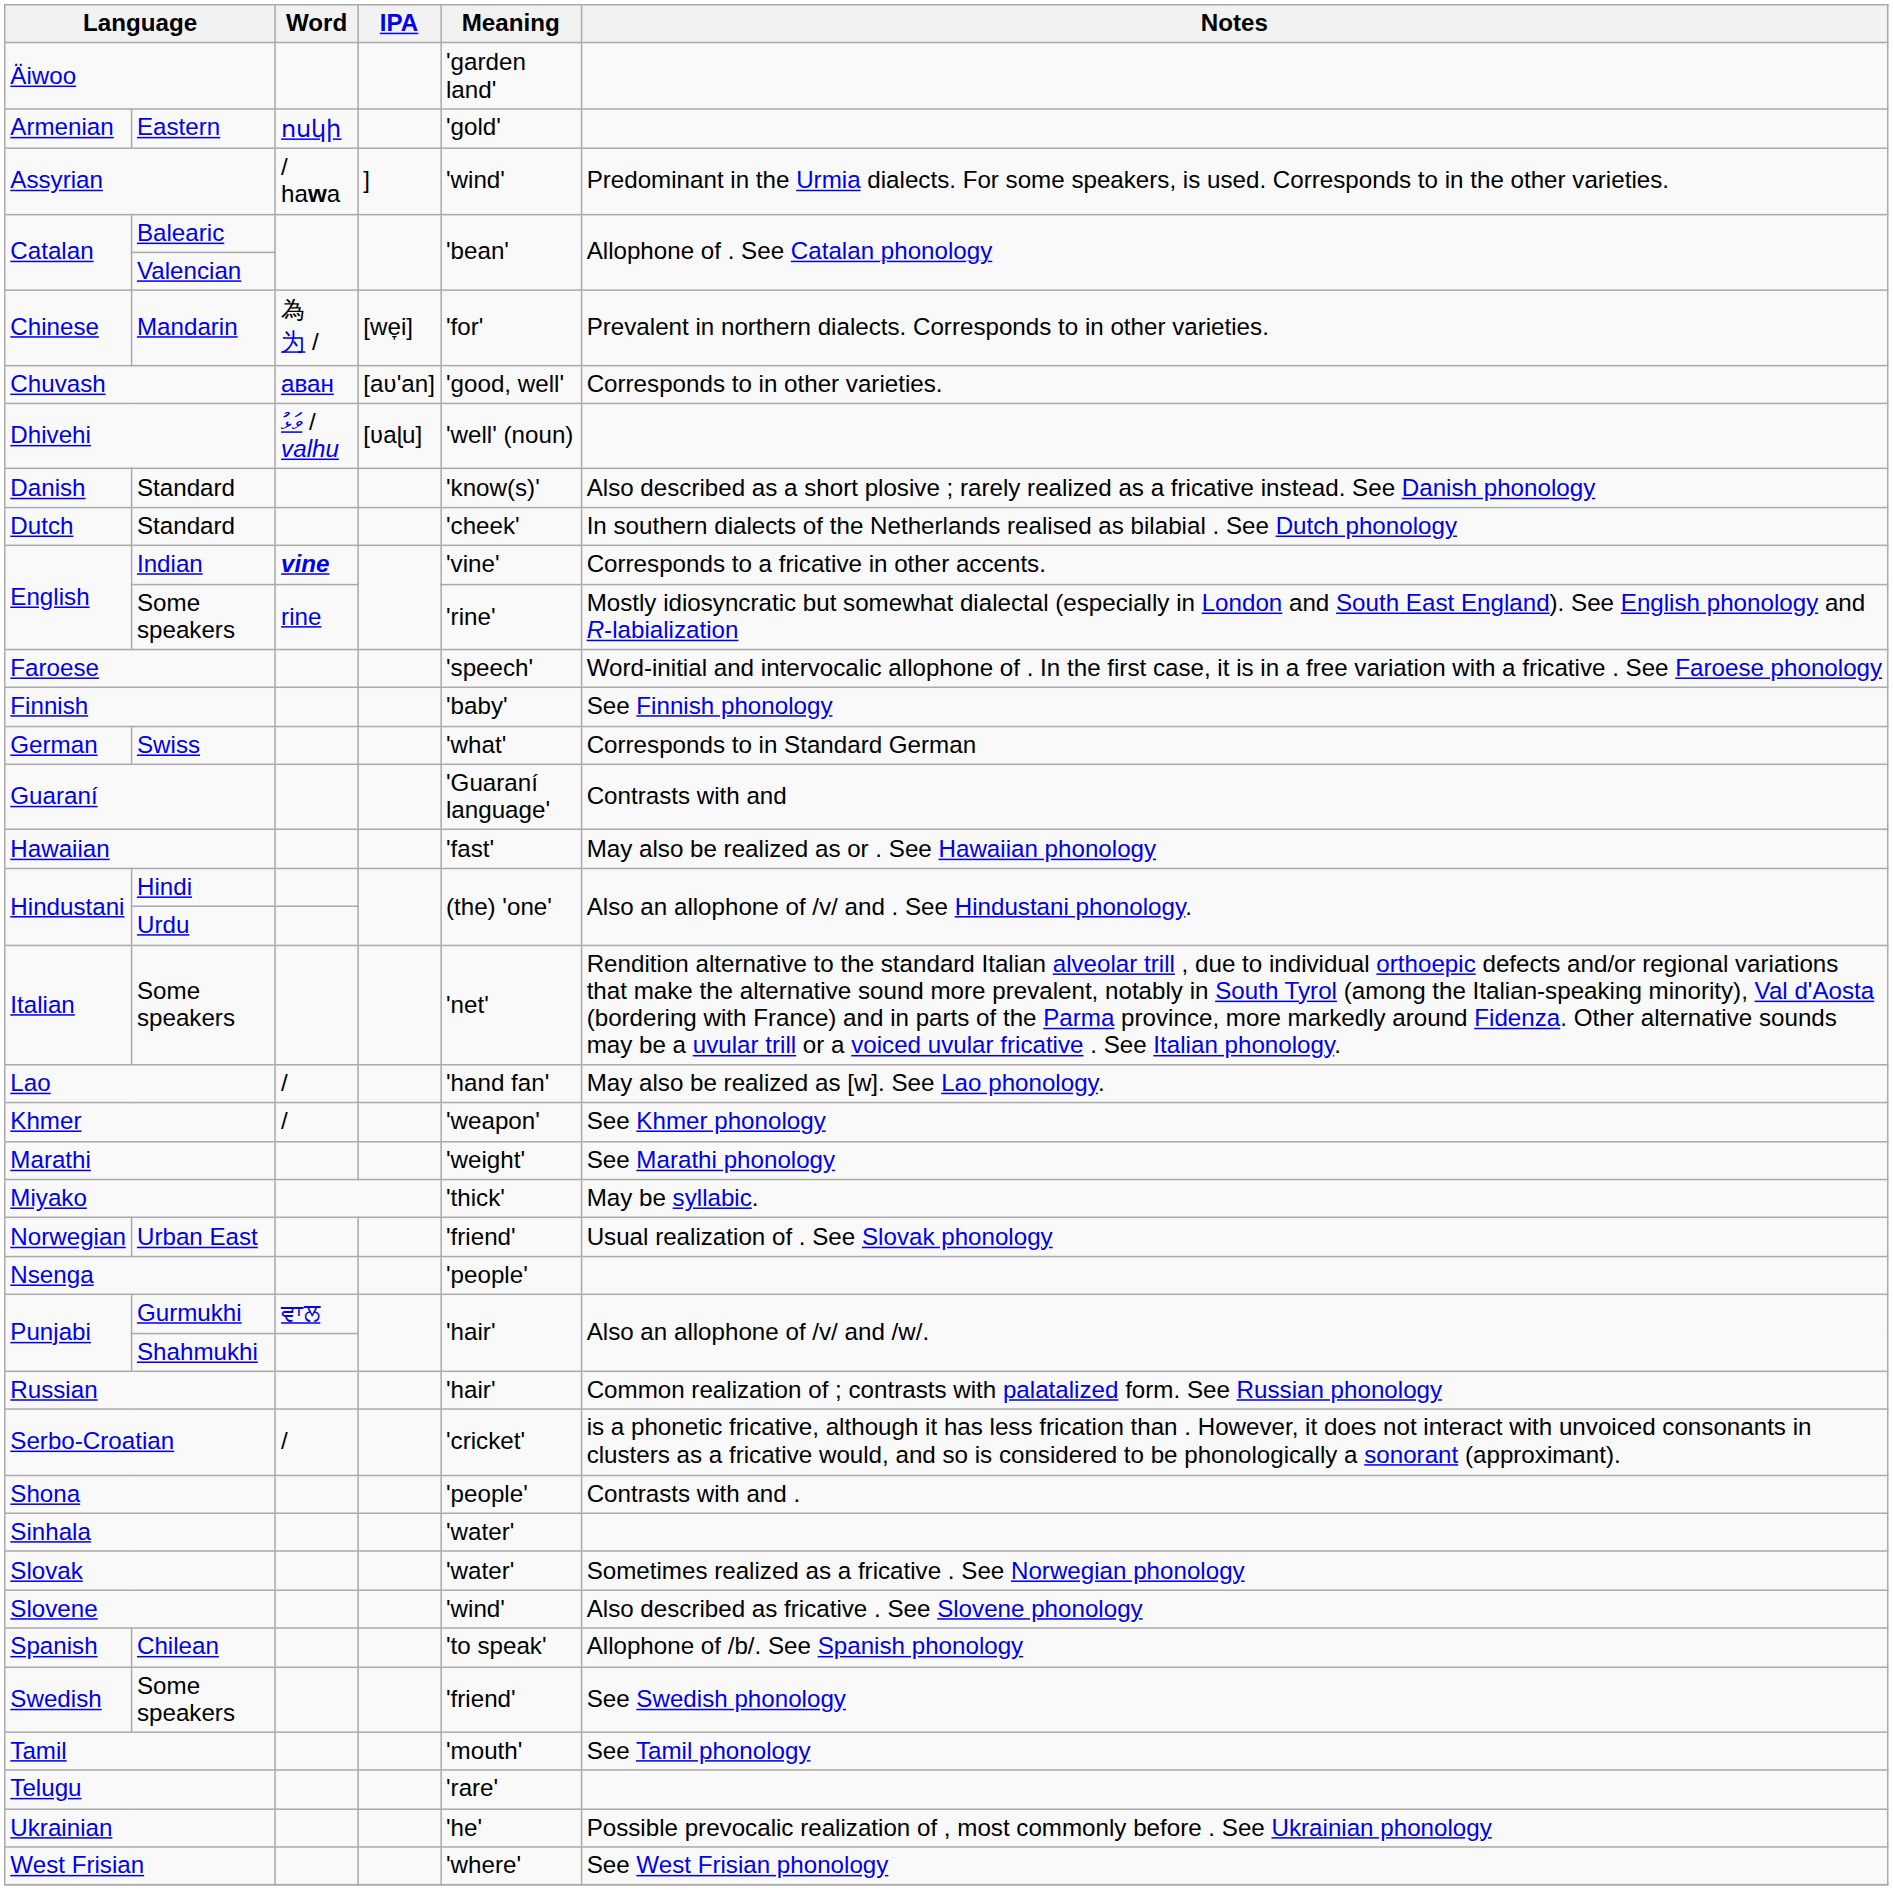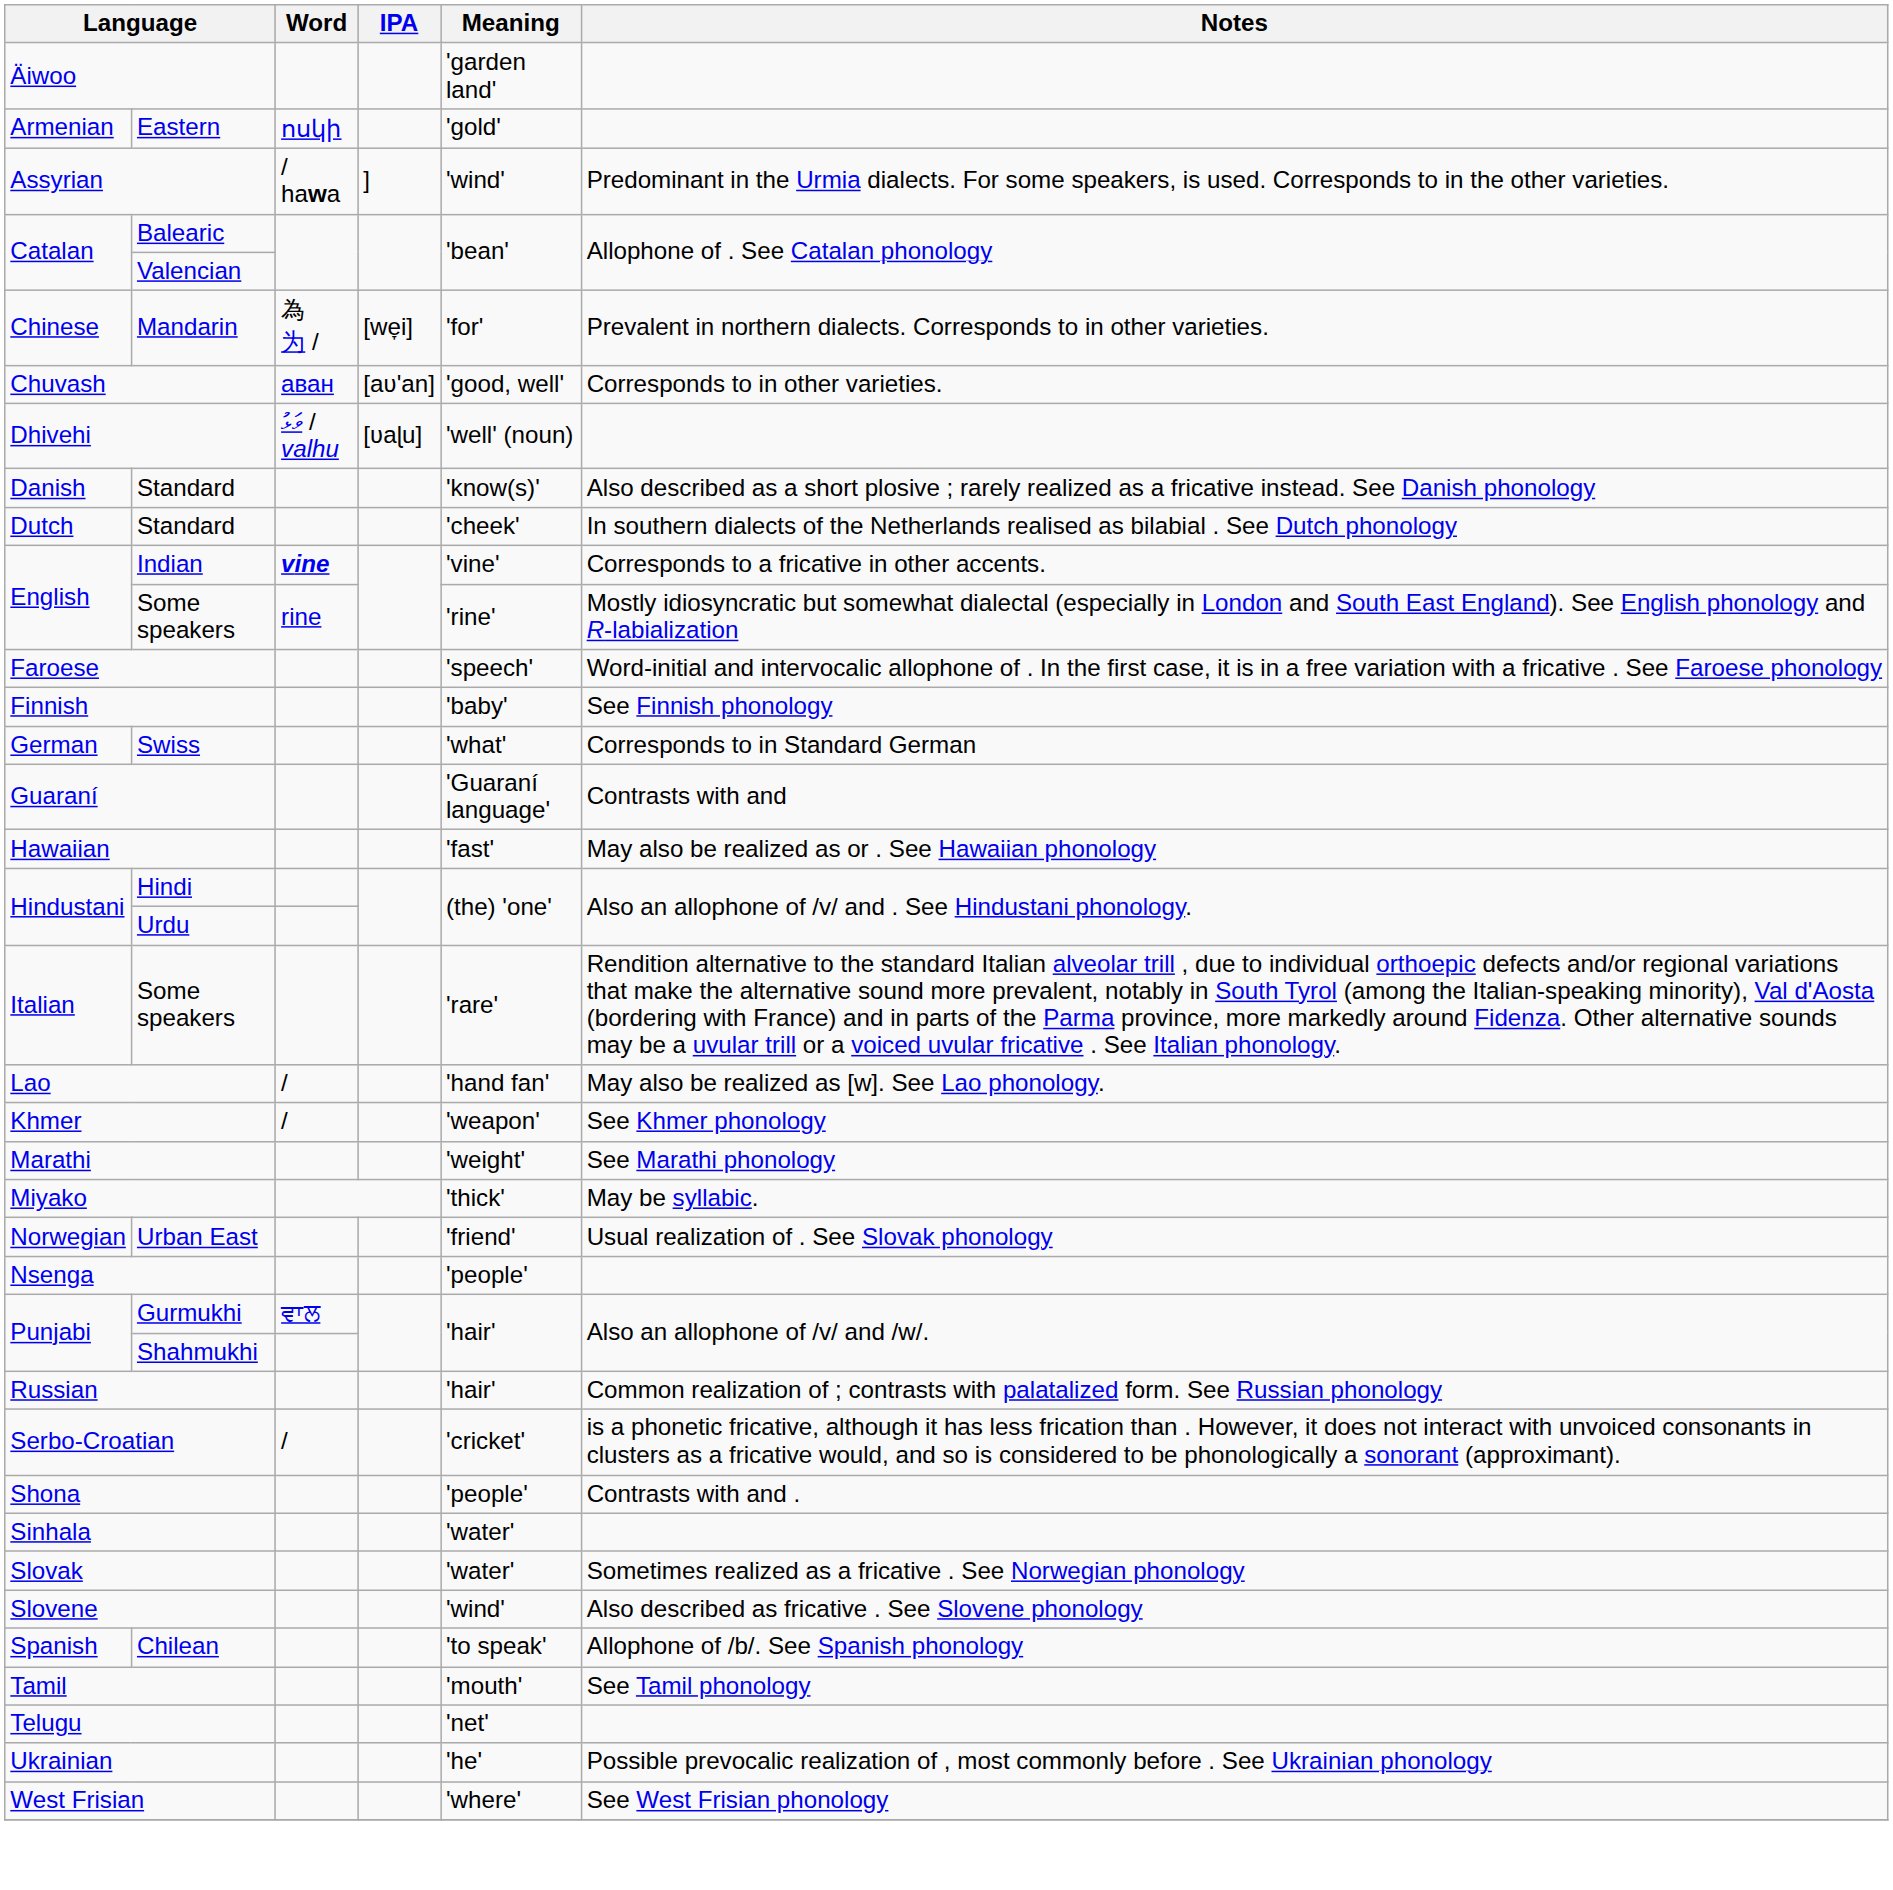(467, 1004) 'net' -> (472, 1004) 'rare'
- row: (56, 1699)
(472, 1789) 'rare' -> (467, 1723) 'net'
